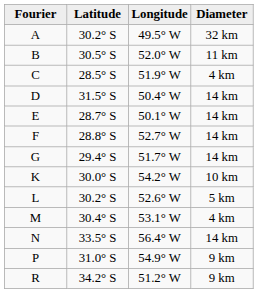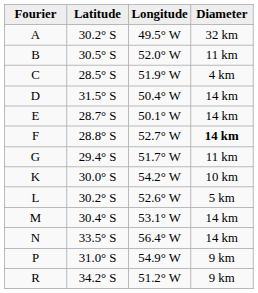(222, 136) normal -> (222, 136) bold
(222, 156) 14 km -> (222, 156) 11 km
(222, 217) 4 km -> (222, 217) 14 km
